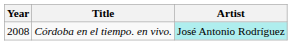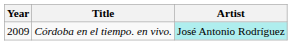(18, 31) 2008 -> (18, 31) 2009
